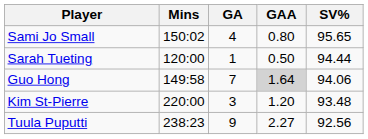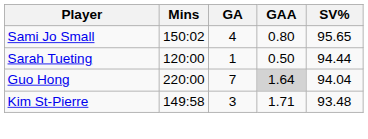(184, 79) 149:58 -> (184, 79) 220:00
(334, 79) 94.06 -> (334, 79) 94.04
(184, 101) 220:00 -> (184, 101) 149:58
(281, 101) 1.20 -> (281, 101) 1.71
- row: (47, 123)
